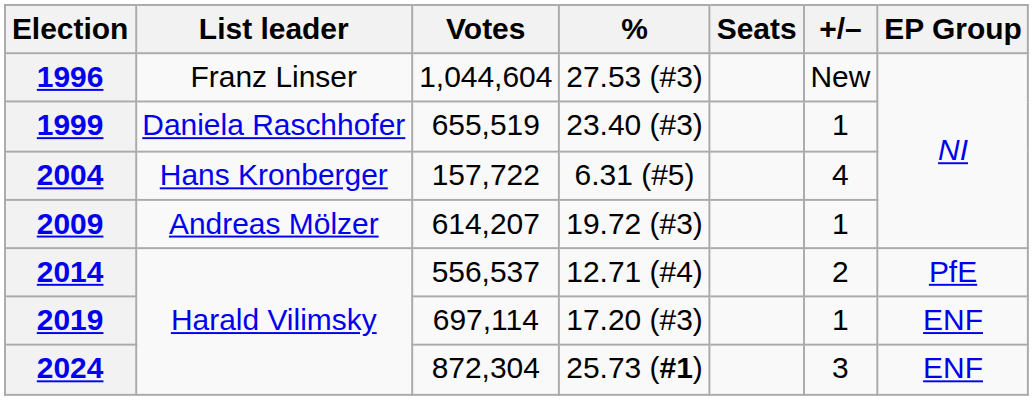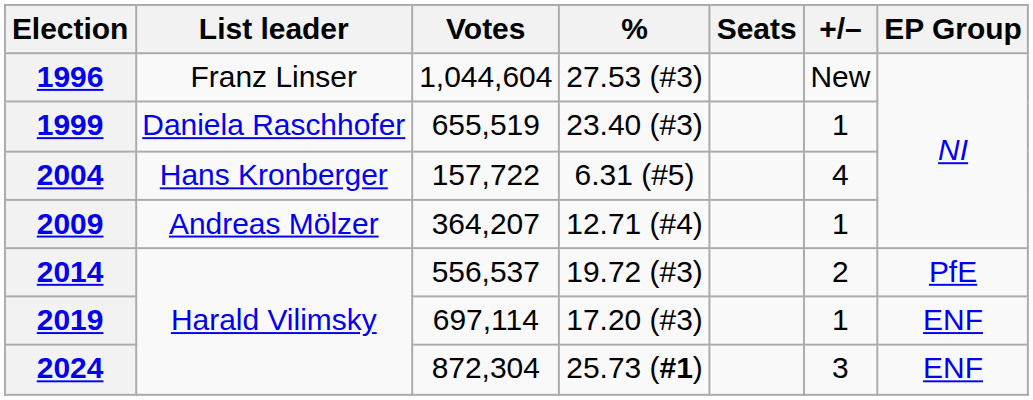(486, 222) 614,207 -> (486, 222) 364,207
(635, 222) 19.72 (#3) -> (635, 222) 12.71 (#4)
(635, 271) 12.71 (#4) -> (635, 271) 19.72 (#3)
